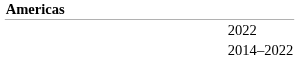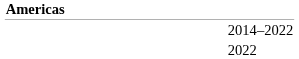rows swapped: (261, 50) <-> (242, 30)
